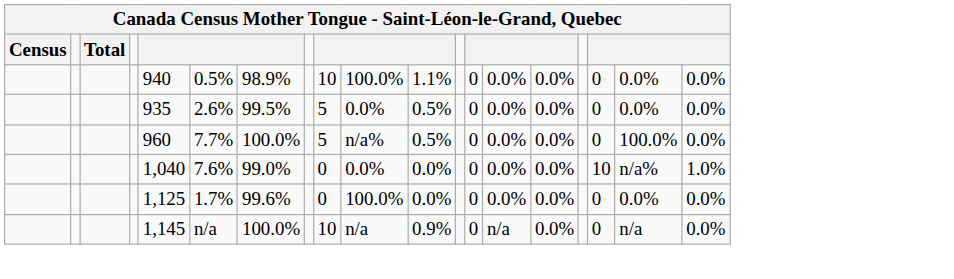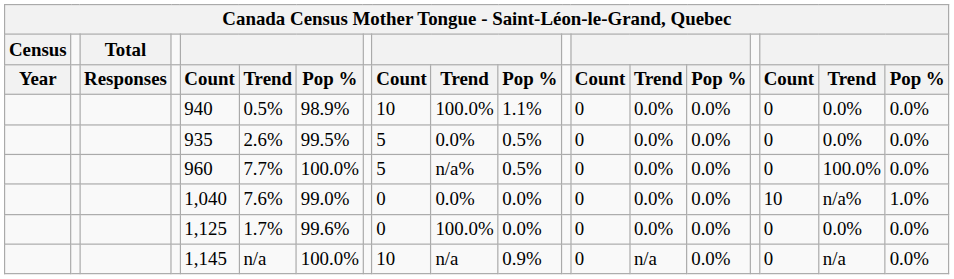+ row: (38, 79)
